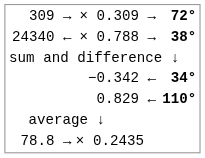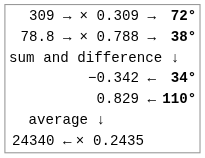(42, 37) 24340 ← -> (46, 37) 78.8 →
(46, 141) 78.8 → -> (42, 141) 24340 ←
